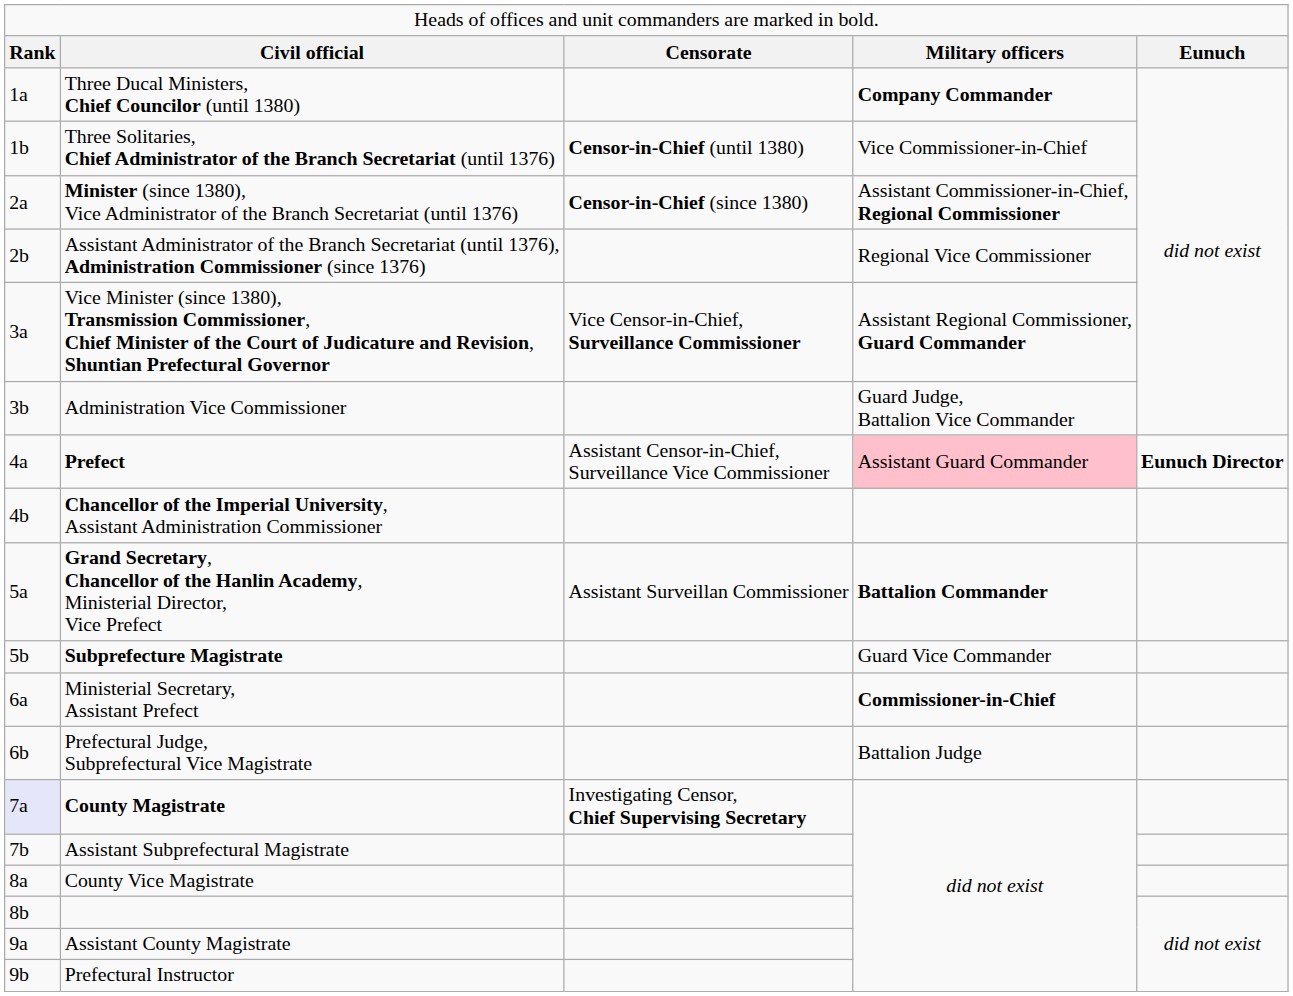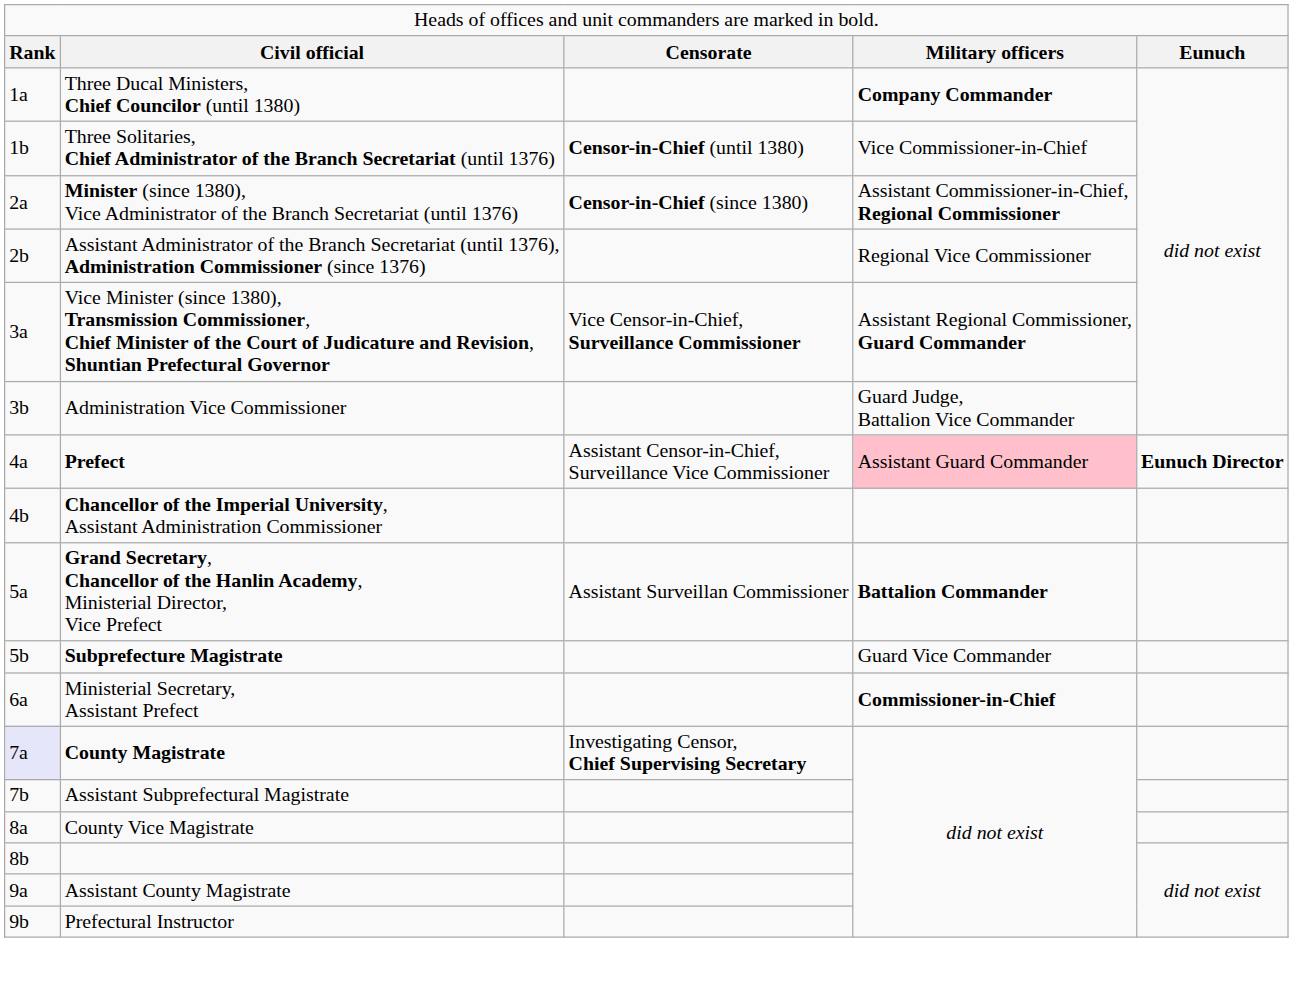- row: (188, 752)
